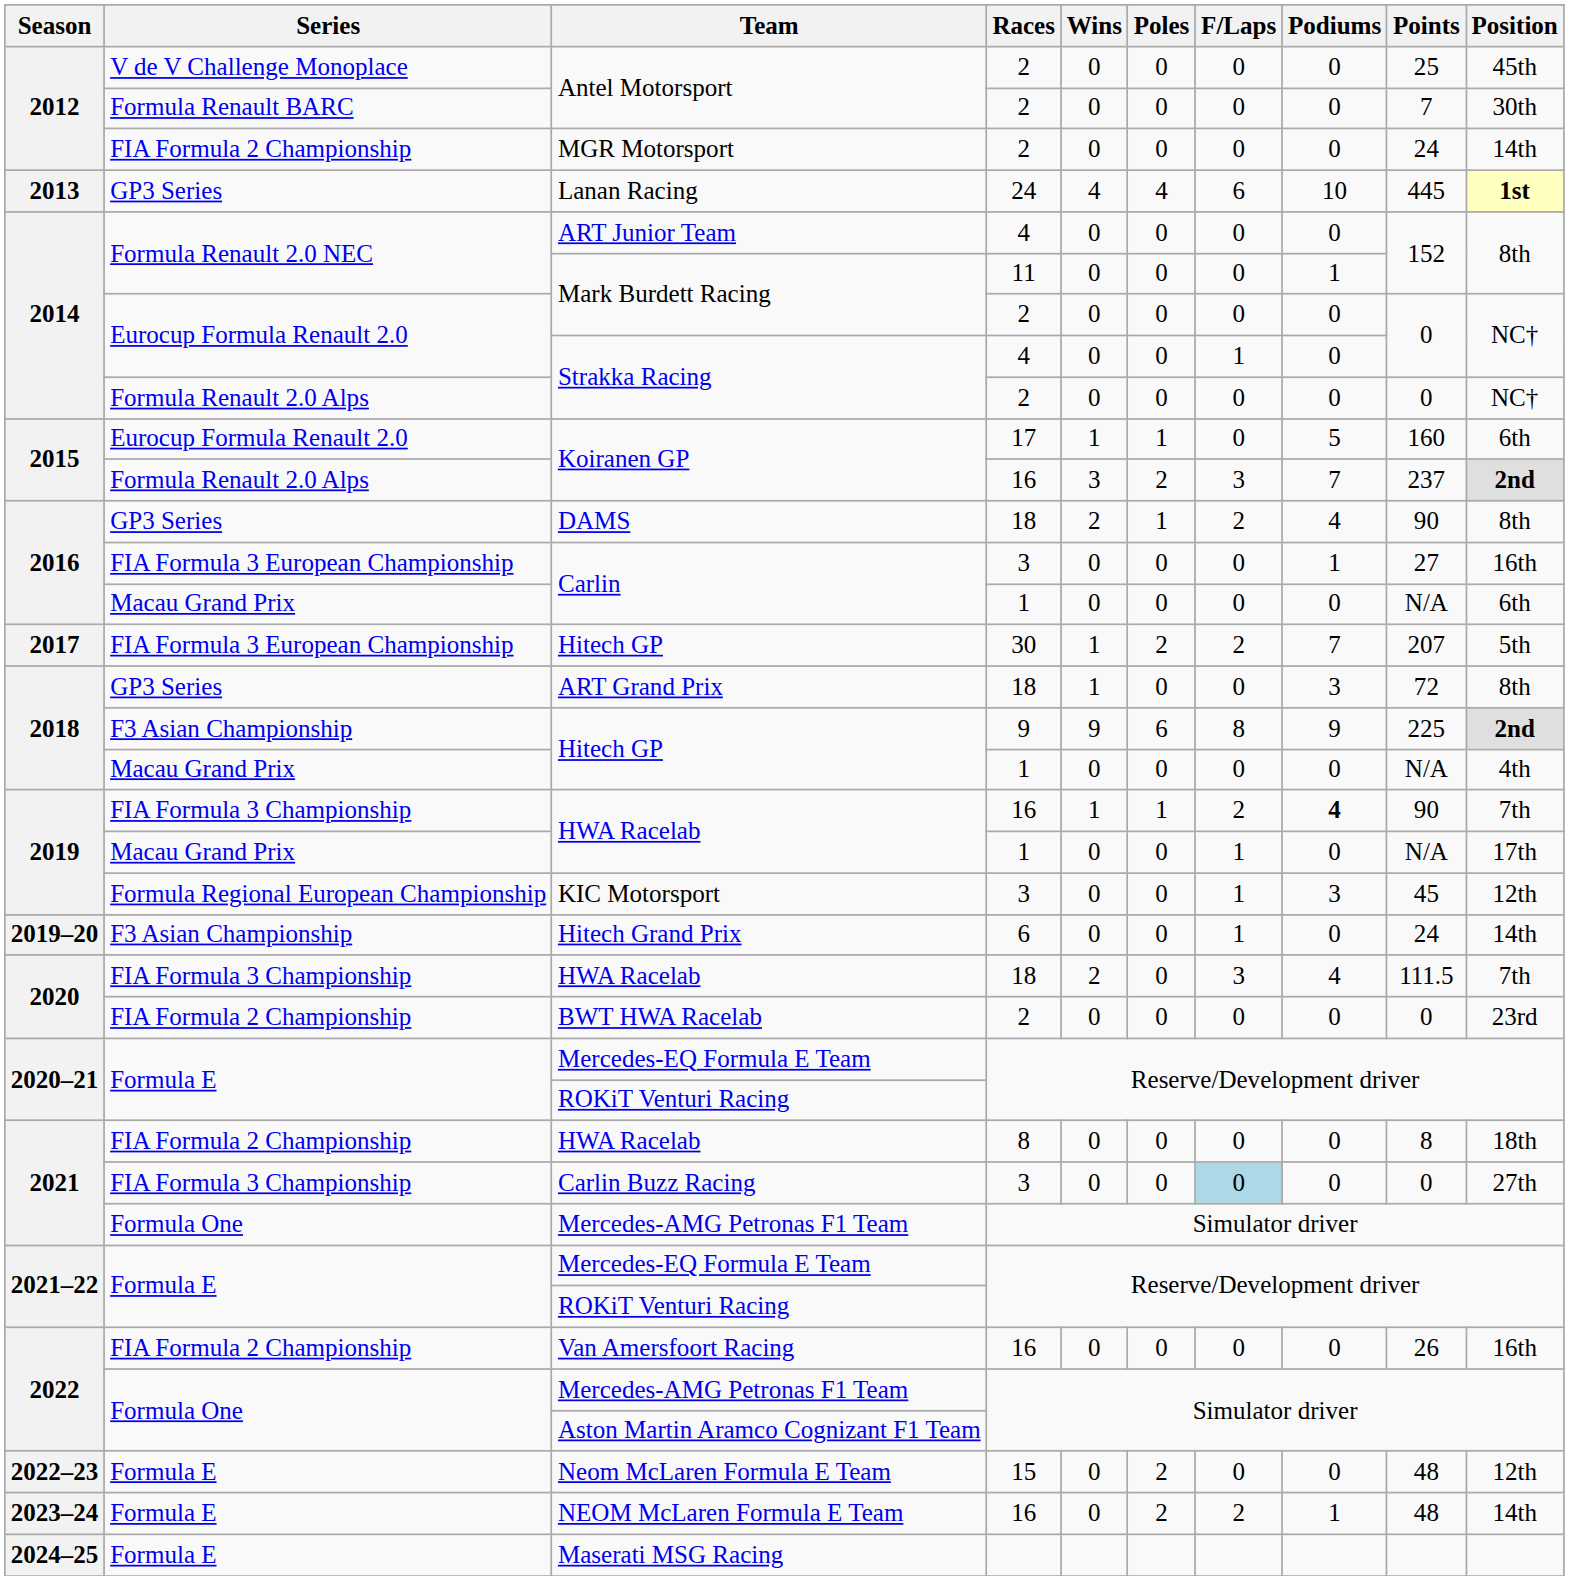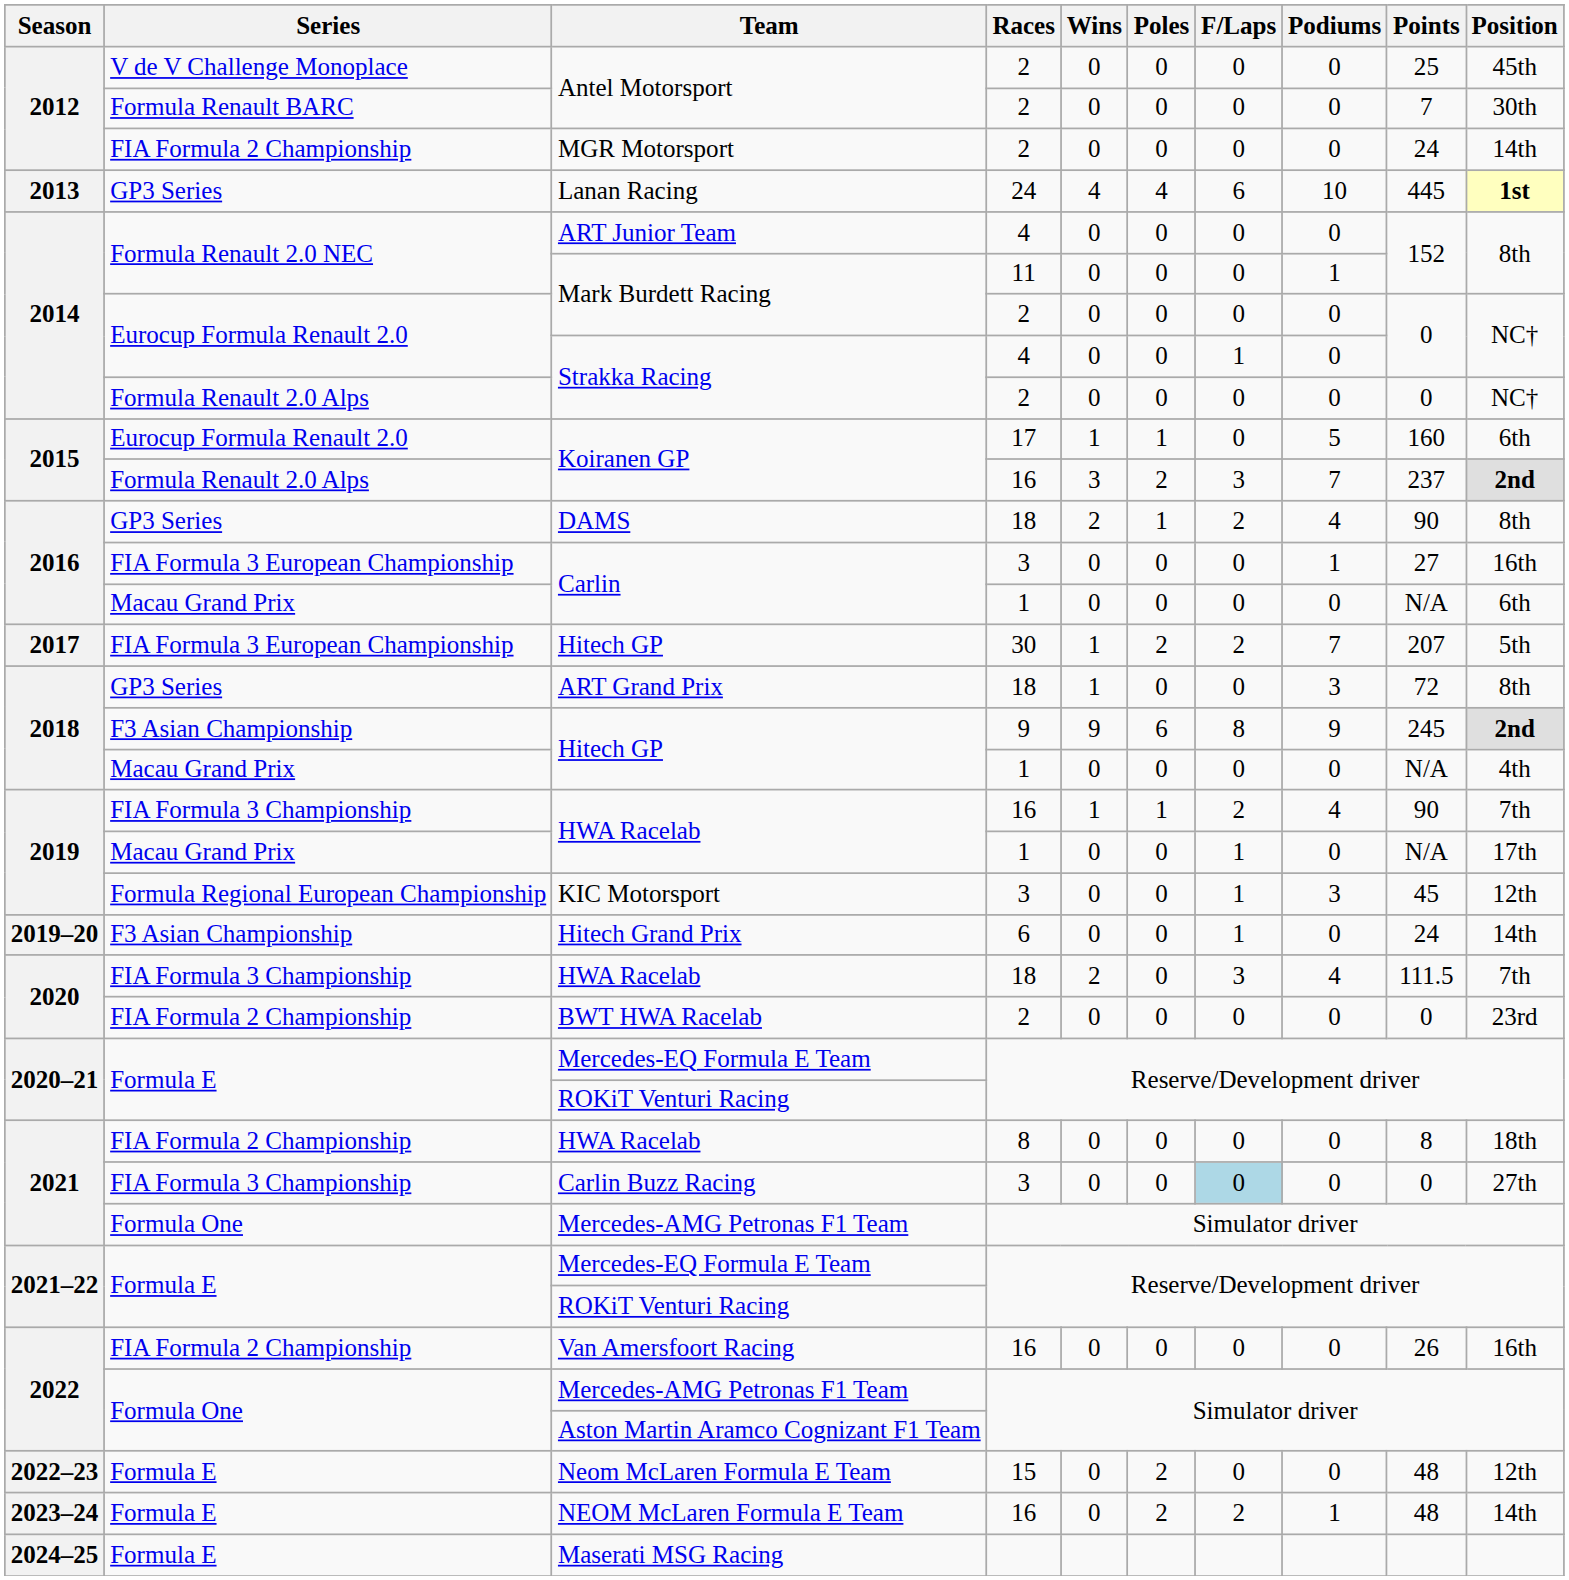(1426, 728) 225 -> (1426, 728) 245
(1335, 810) bold -> (1335, 810) normal
